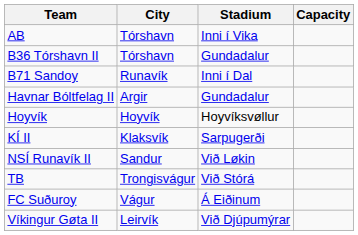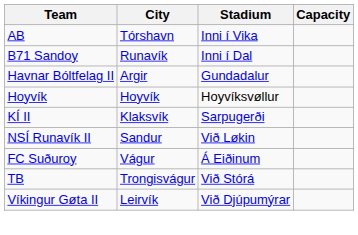- row: (53, 55)
rows swapped: (42, 199) <-> (16, 179)
